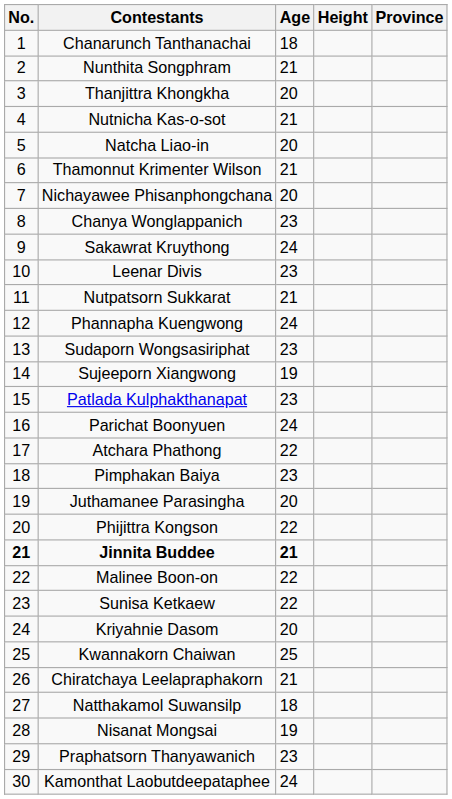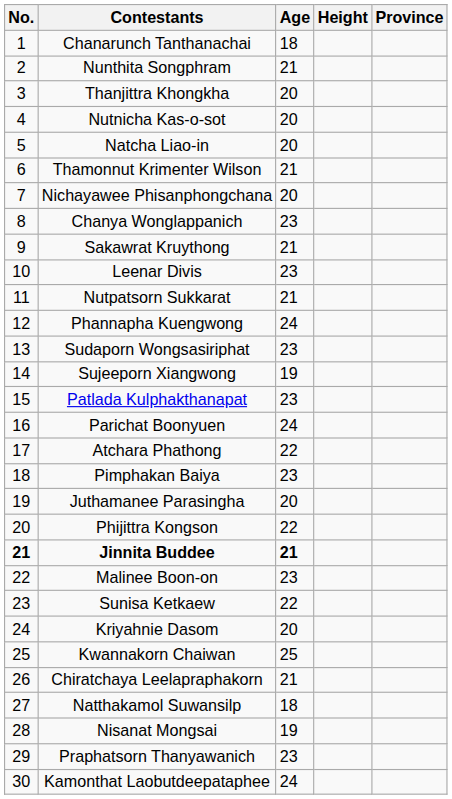(289, 120) 21 -> (289, 120) 20
(289, 247) 24 -> (289, 247) 21
(289, 578) 22 -> (289, 578) 23
